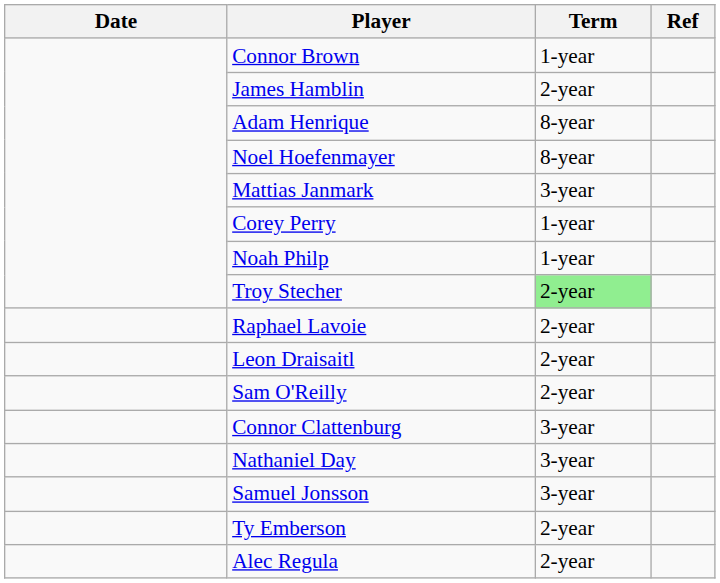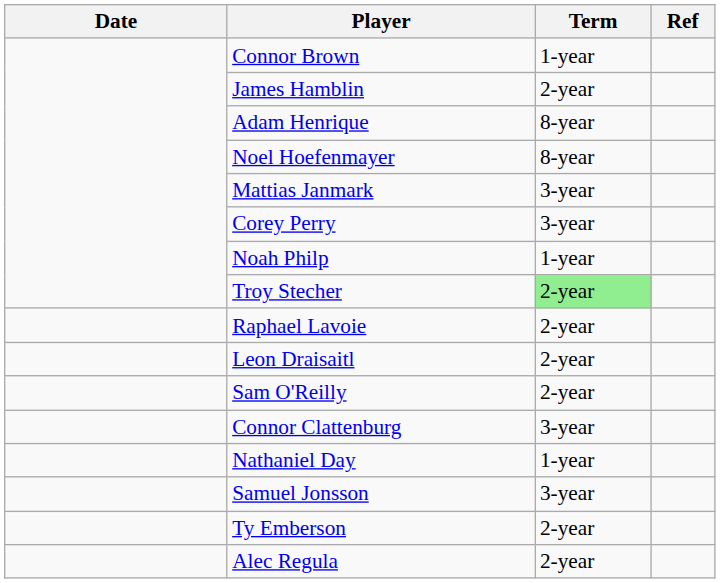(567, 223) 1-year -> (567, 223) 3-year
(567, 460) 3-year -> (567, 460) 1-year
